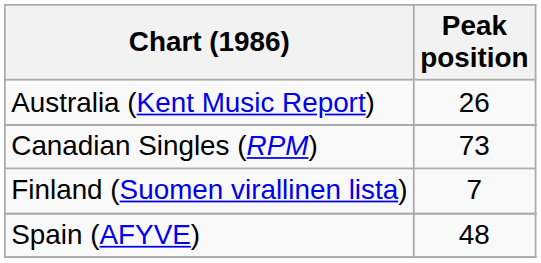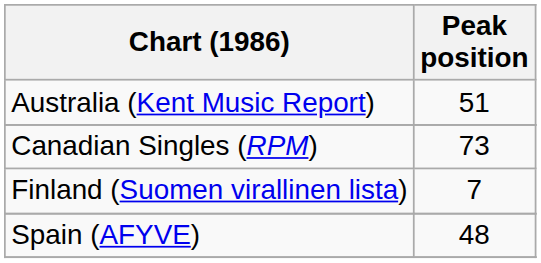(474, 102) 26 -> (474, 102) 51
